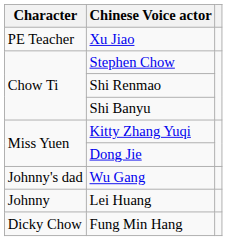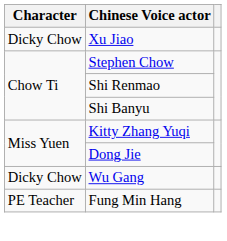(41, 39) PE Teacher -> (45, 39) Dicky Chow
(45, 177) Johnny's dad -> (45, 177) Dicky Chow
- row: (120, 200)
(45, 223) Dicky Chow -> (41, 200) PE Teacher
